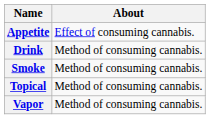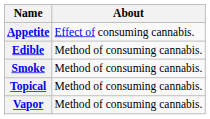- row: (28, 50)
+ row: (28, 50)
